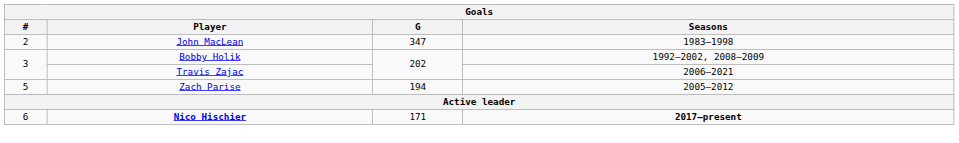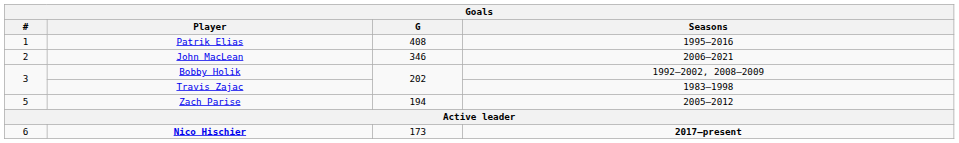+ row: (210, 42)
(418, 42) 347 -> (418, 57) 346
(708, 42) 1983–1998 -> (708, 57) 2006–2021
(708, 72) 2006–2021 -> (708, 87) 1983–1998
(418, 117) 171 -> (418, 132) 173
